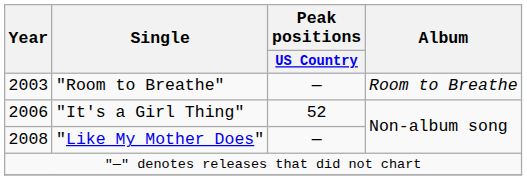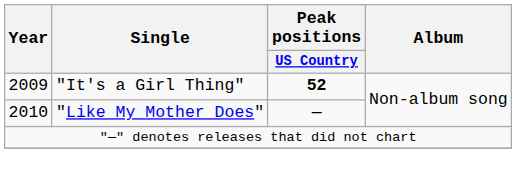- row: (140, 86)
(28, 113) 2006 -> (28, 86) 2009
(317, 113) normal -> (317, 86) bold
(28, 140) 2008 -> (28, 113) 2010
